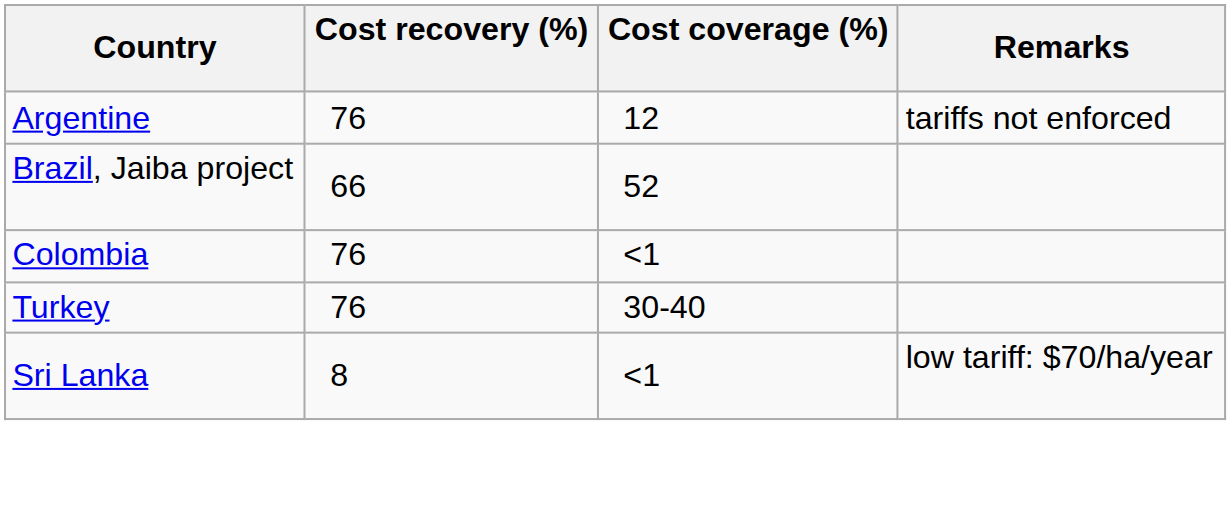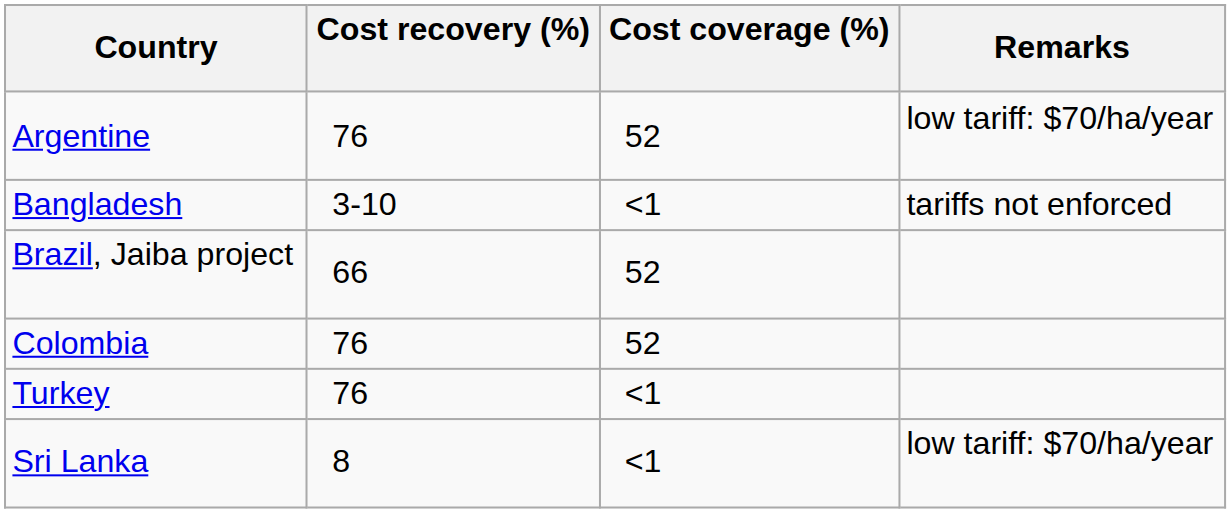(632, 117) 12 -> (634, 135) 52
(1039, 117) tariffs not enforced -> (1060, 135) low tariff: $70/ha/year
+ row: (97, 204)
(633, 255) <1 -> (634, 342) 52
(656, 306) 30-40 -> (634, 393) <1
